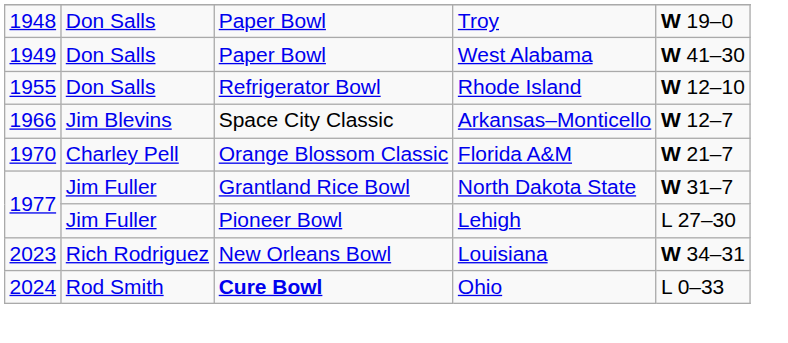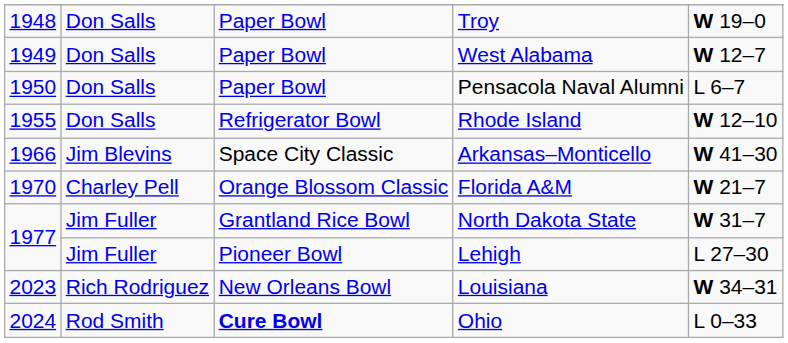(703, 54) W 41–30 -> (730, 54) W 12–7
+ row: (571, 87)
(697, 120) W 12–7 -> (736, 154) W 41–30
